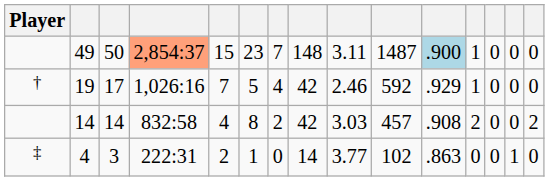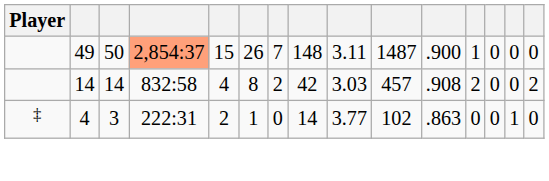(253, 52) 23 -> (253, 52) 26
(444, 52) lightblue background -> (444, 52) no background
- row: (85, 87)
